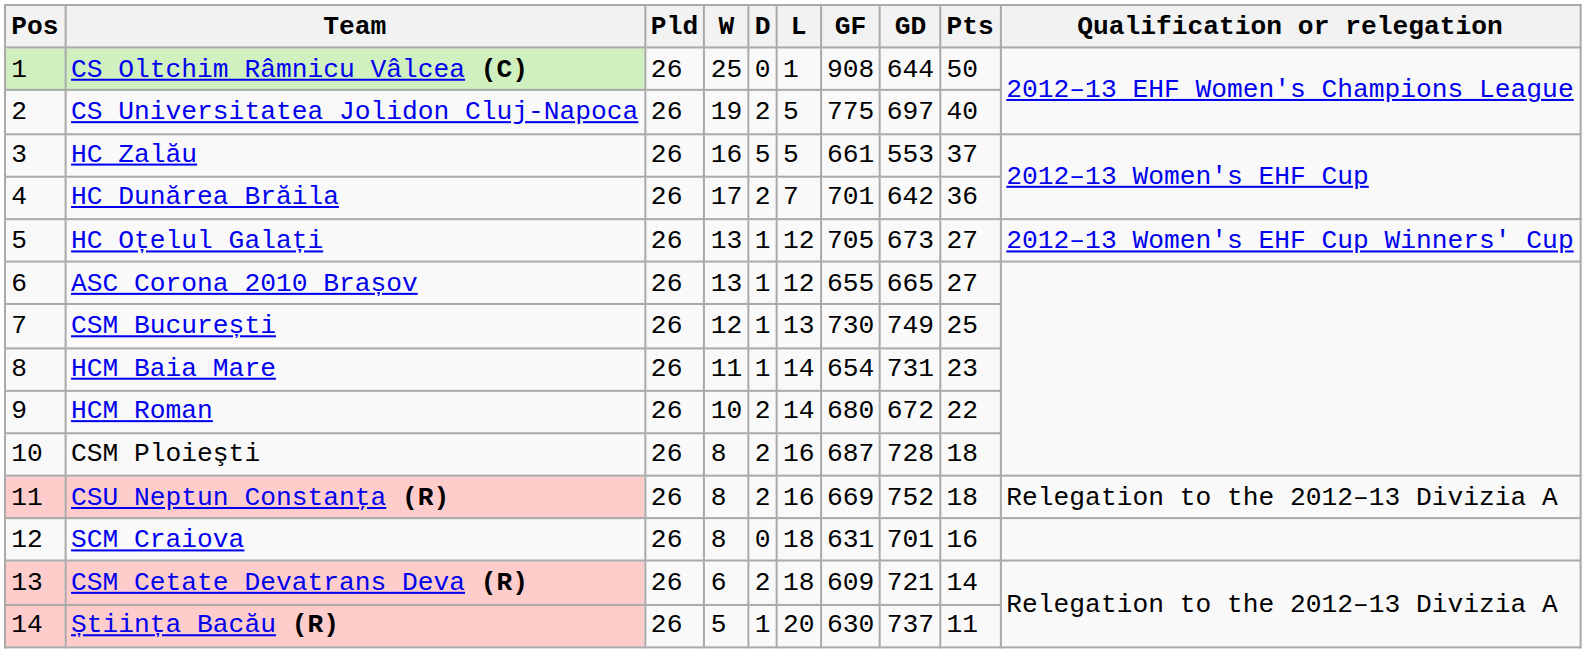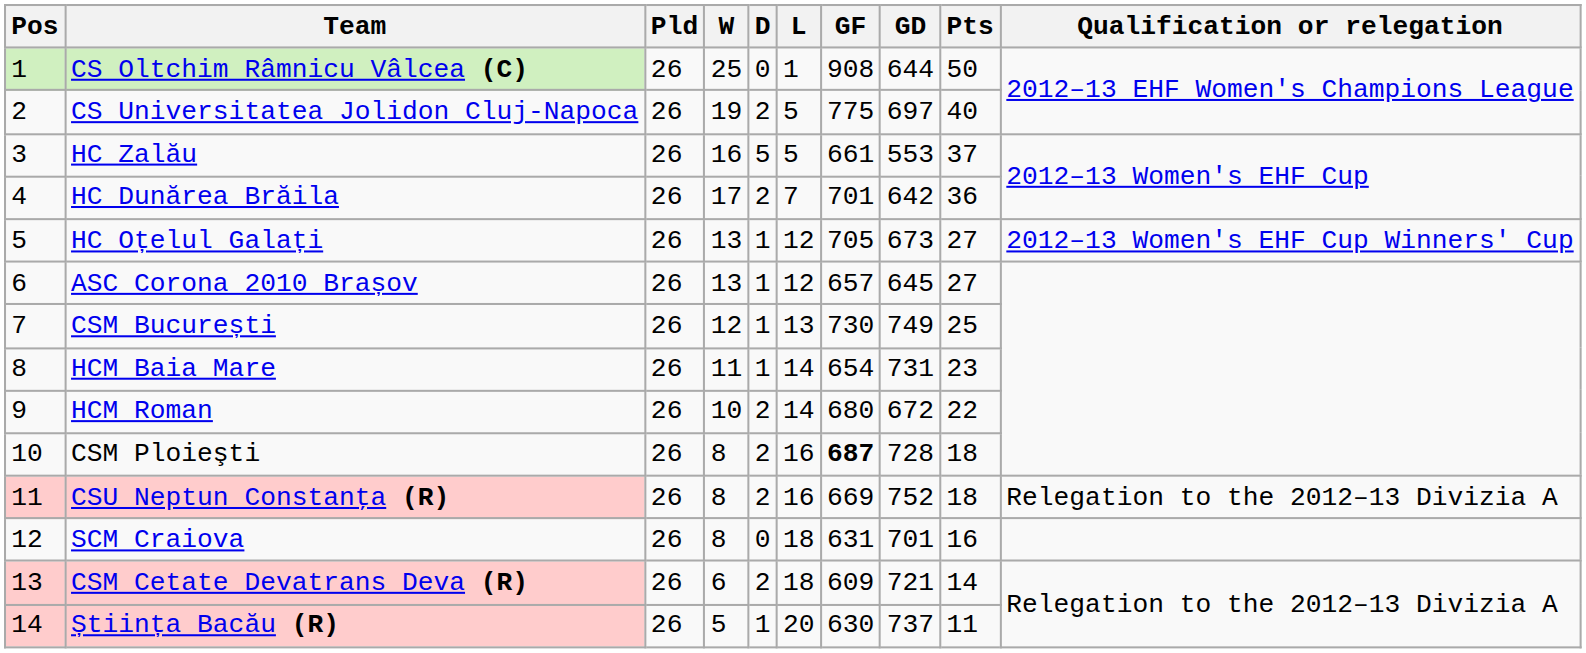(851, 283) 655 -> (851, 283) 657
(910, 283) 665 -> (910, 283) 645
(851, 454) normal -> (851, 454) bold
